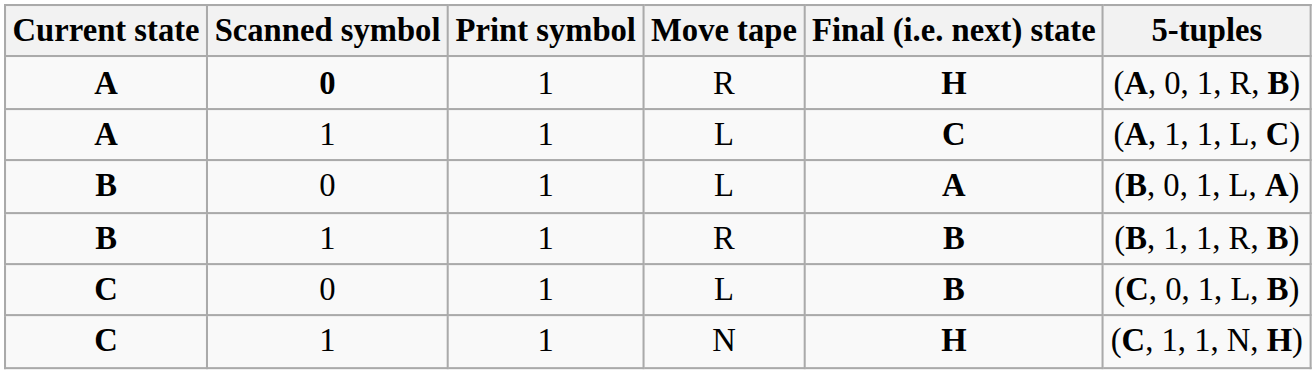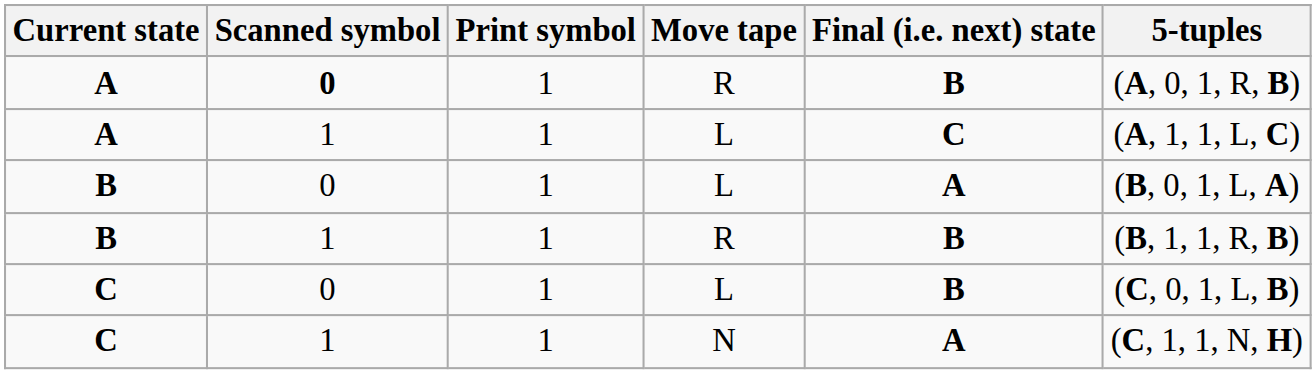(954, 82) H -> (954, 82) B
(954, 340) H -> (954, 340) A
